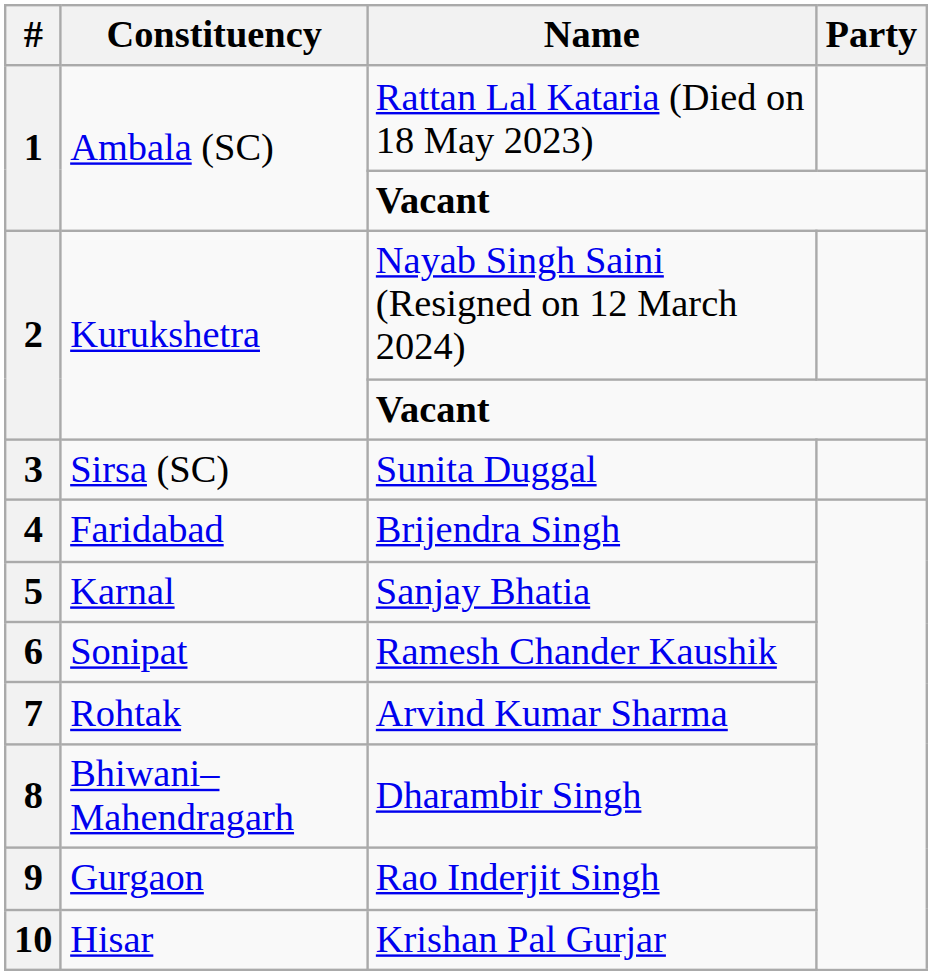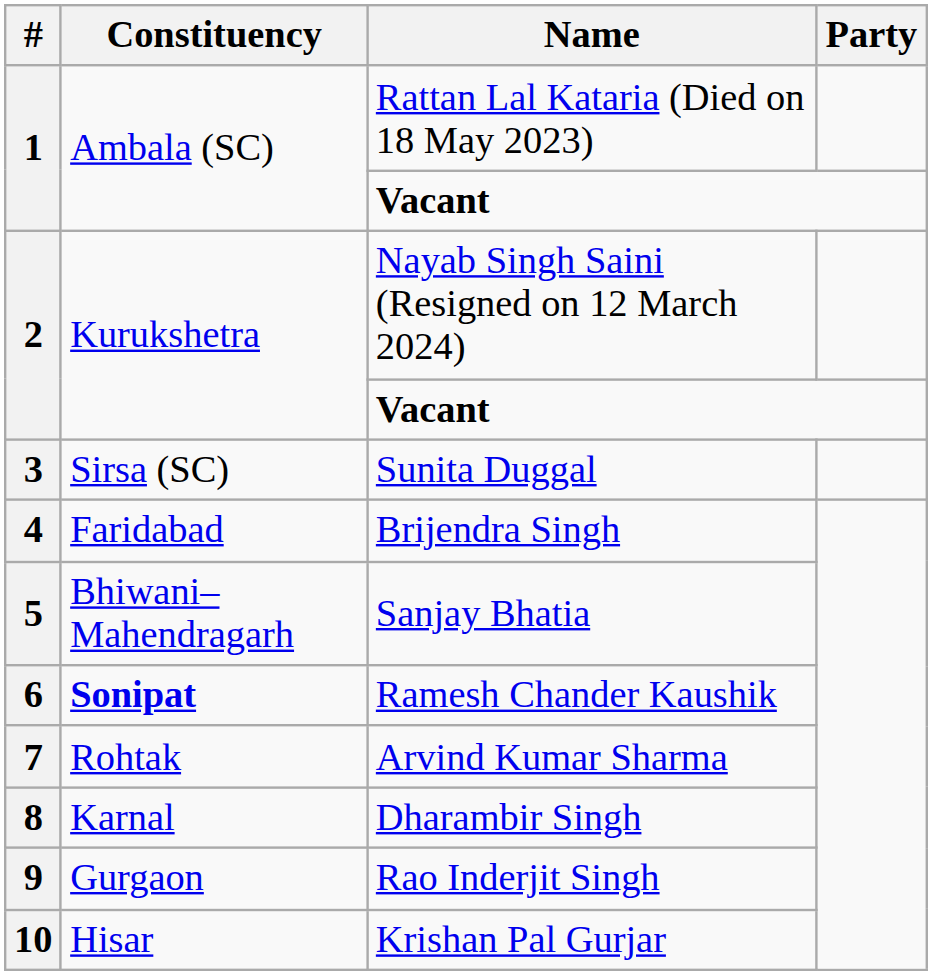(122, 590) Karnal -> (182, 612) Bhiwani–Mahendragarh
(129, 651) normal -> (133, 694) bold
(182, 795) Bhiwani–Mahendragarh -> (122, 816) Karnal
